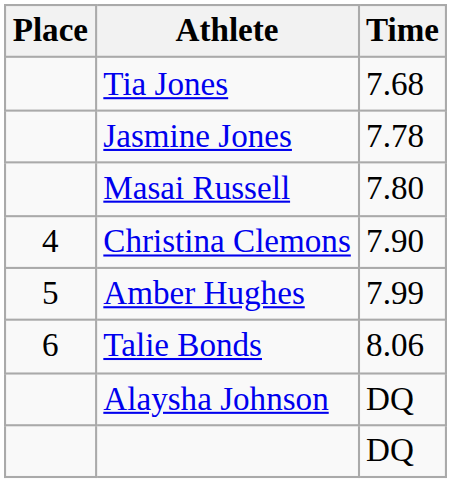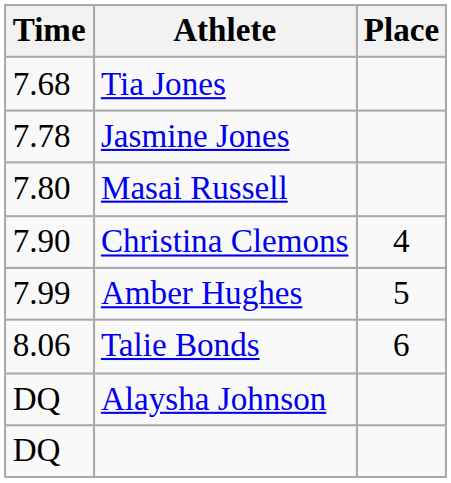columns swapped: (50, 30) <-> (403, 30)
